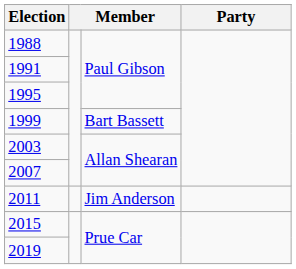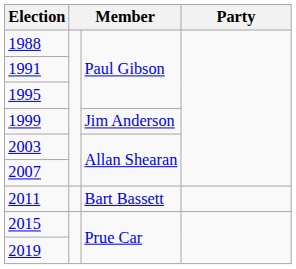(124, 120) Bart Bassett -> (130, 120) Jim Anderson
(130, 198) Jim Anderson -> (124, 198) Bart Bassett
